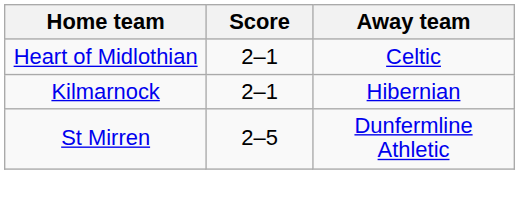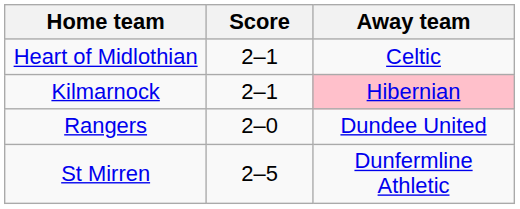(414, 91) no background -> (414, 91) pink background
+ row: (106, 126)
